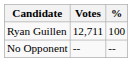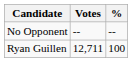rows swapped: (37, 31) <-> (37, 48)
